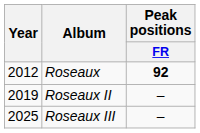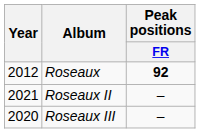(23, 95) 2019 -> (23, 95) 2021
(23, 117) 2025 -> (23, 117) 2020
